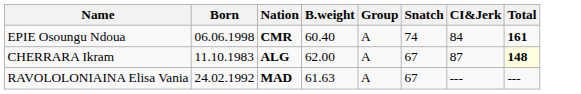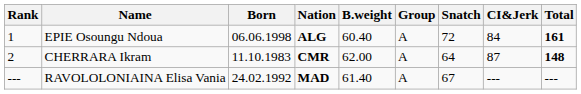+ column: (23, 15)
(276, 36) CMR -> (312, 36) ALG
(411, 36) 74 -> (448, 36) 72
(275, 57) ALG -> (313, 57) CMR
(411, 57) 67 -> (448, 57) 64
(517, 57) lightyellow background -> (554, 57) no background
(320, 78) 61.63 -> (357, 78) 61.40
